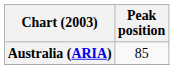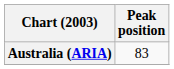(142, 53) 85 -> (142, 53) 83
